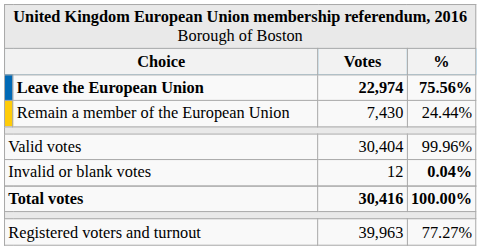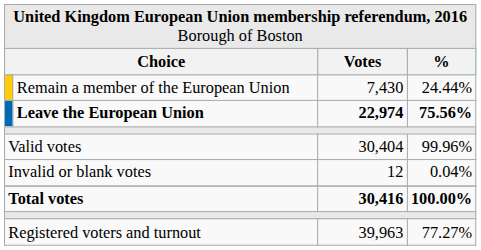rows swapped: (110, 87) <-> (153, 113)
(450, 172) bold -> (451, 172) normal
